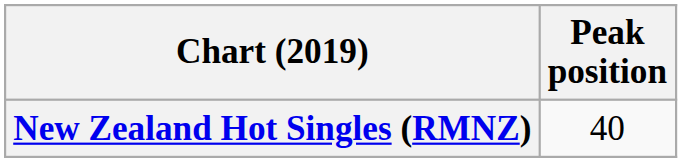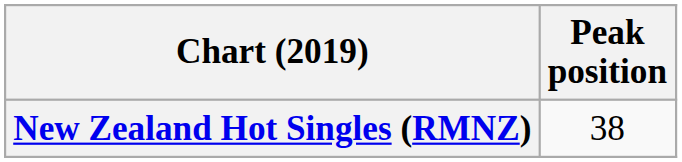(607, 127) 40 -> (607, 127) 38
